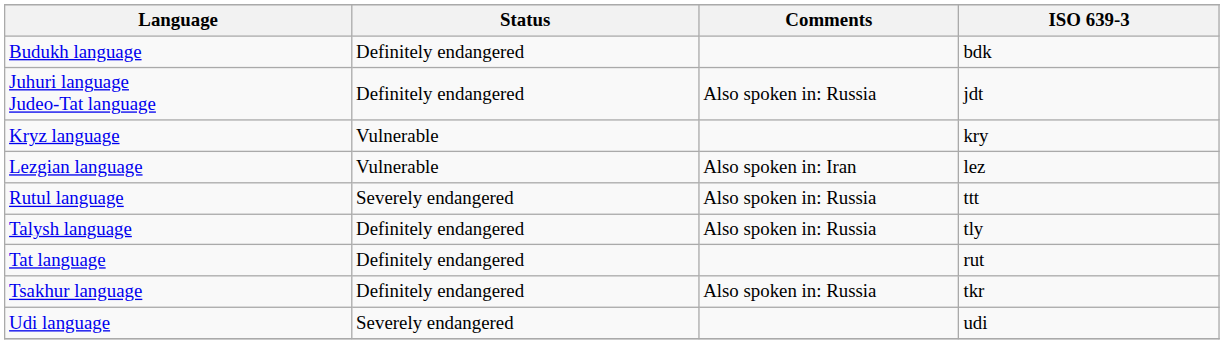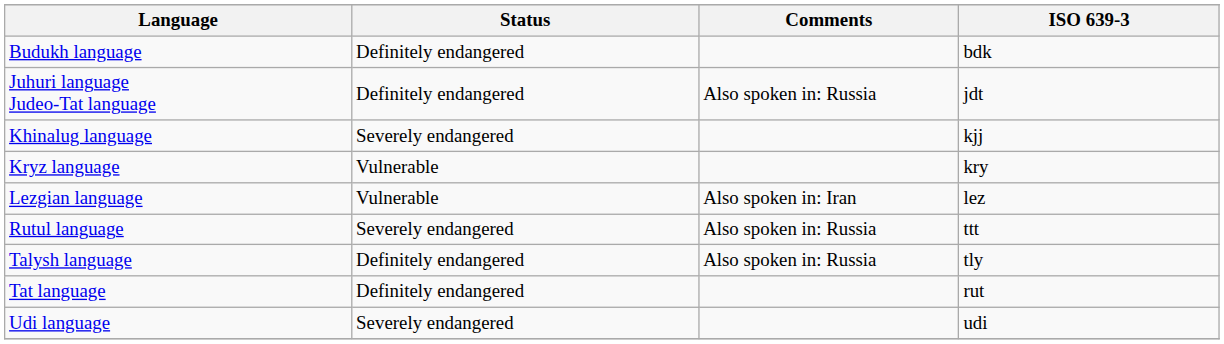+ row: (81, 136)
- row: (76, 291)
